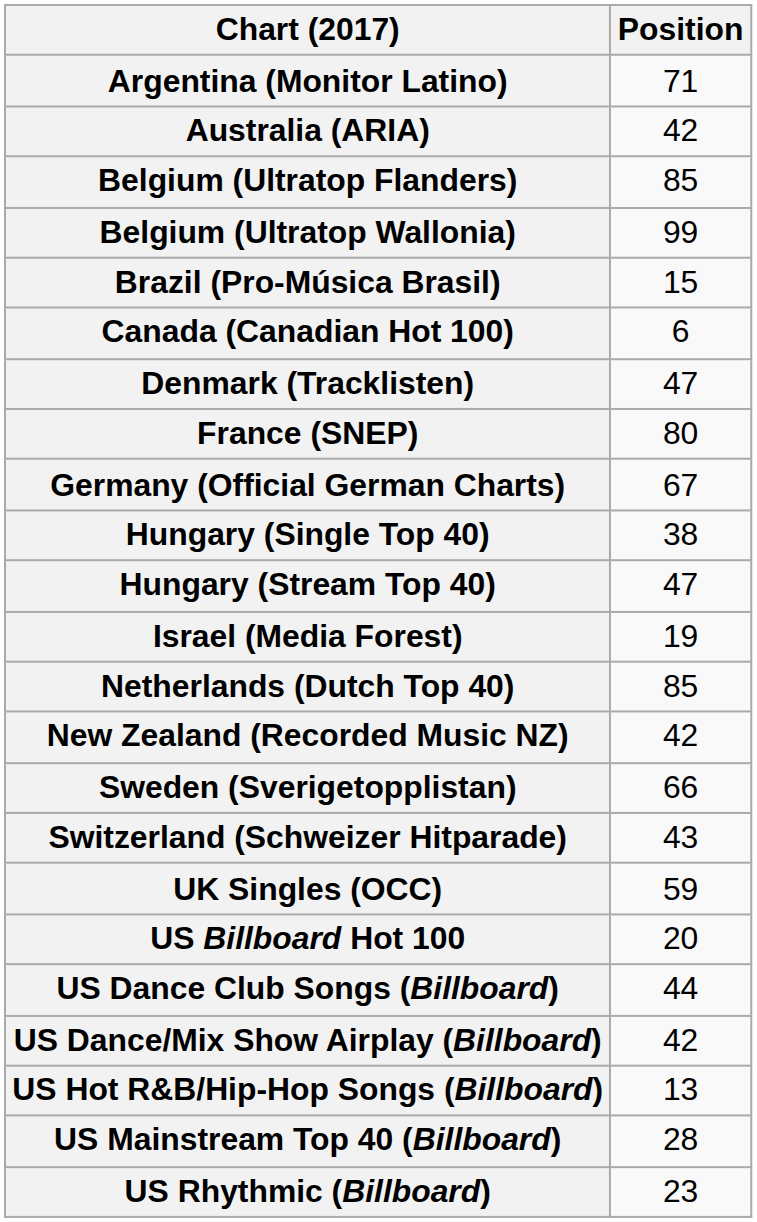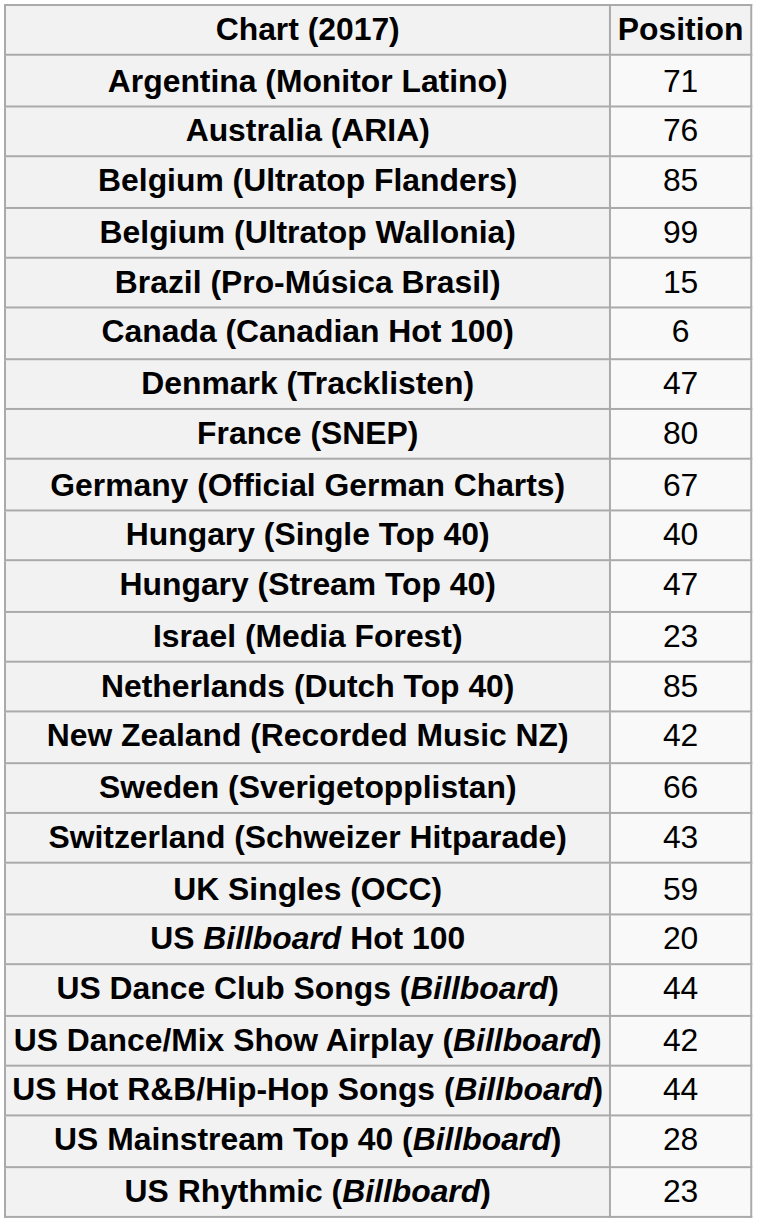(681, 130) 42 -> (681, 130) 76
(681, 534) 38 -> (681, 534) 40
(681, 635) 19 -> (681, 635) 23
(681, 1090) 13 -> (681, 1090) 44
